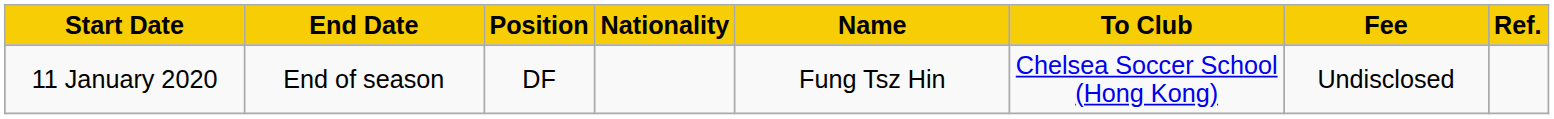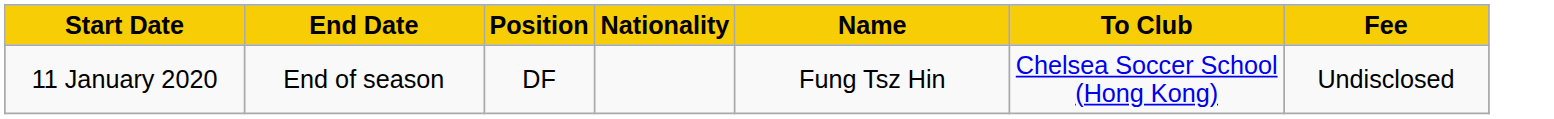- column: (1518, 25)
